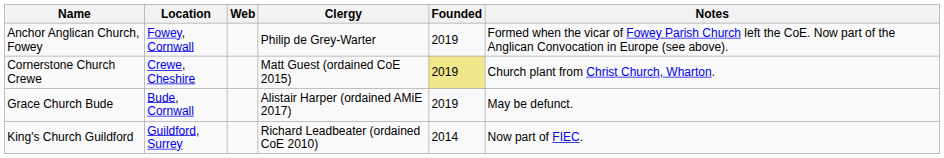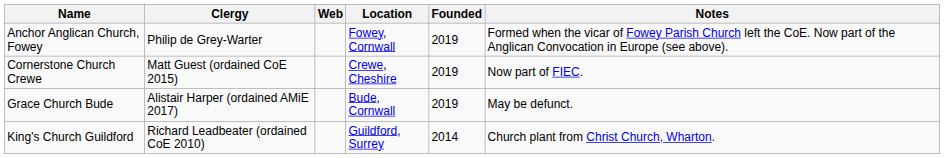columns swapped: (186, 14) <-> (343, 14)
(445, 72) khaki background -> (445, 72) no background
(601, 72) Church plant from Christ Church, Wharton. -> (535, 72) Now part of FIEC.
(535, 137) Now part of FIEC. -> (601, 137) Church plant from Christ Church, Wharton.
